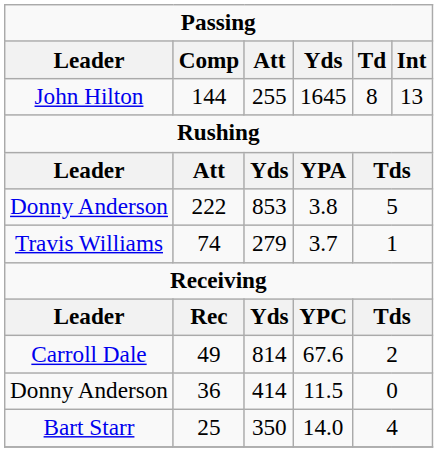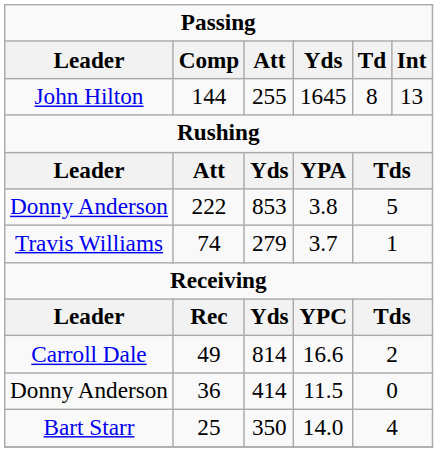(323, 354) 67.6 -> (323, 354) 16.6
